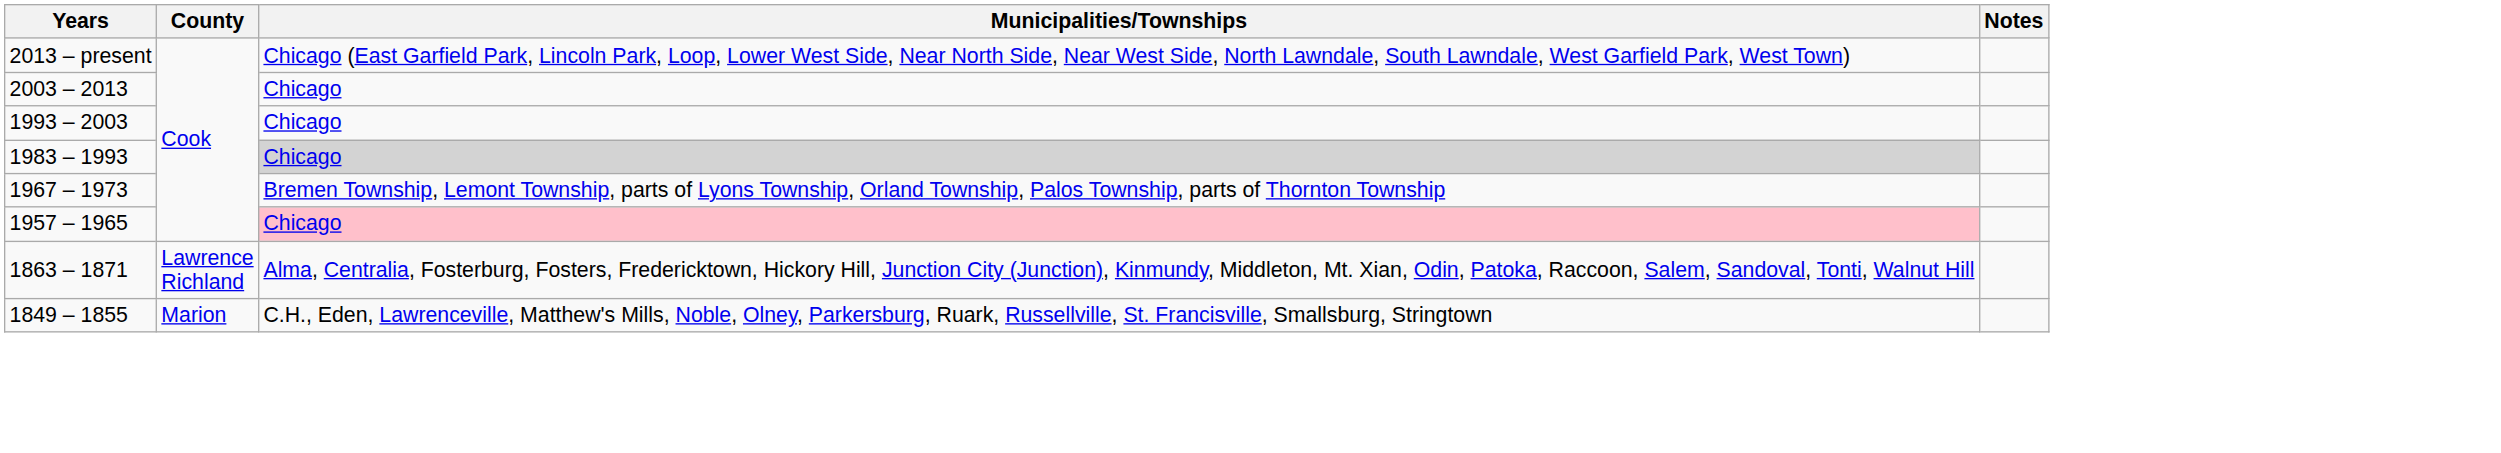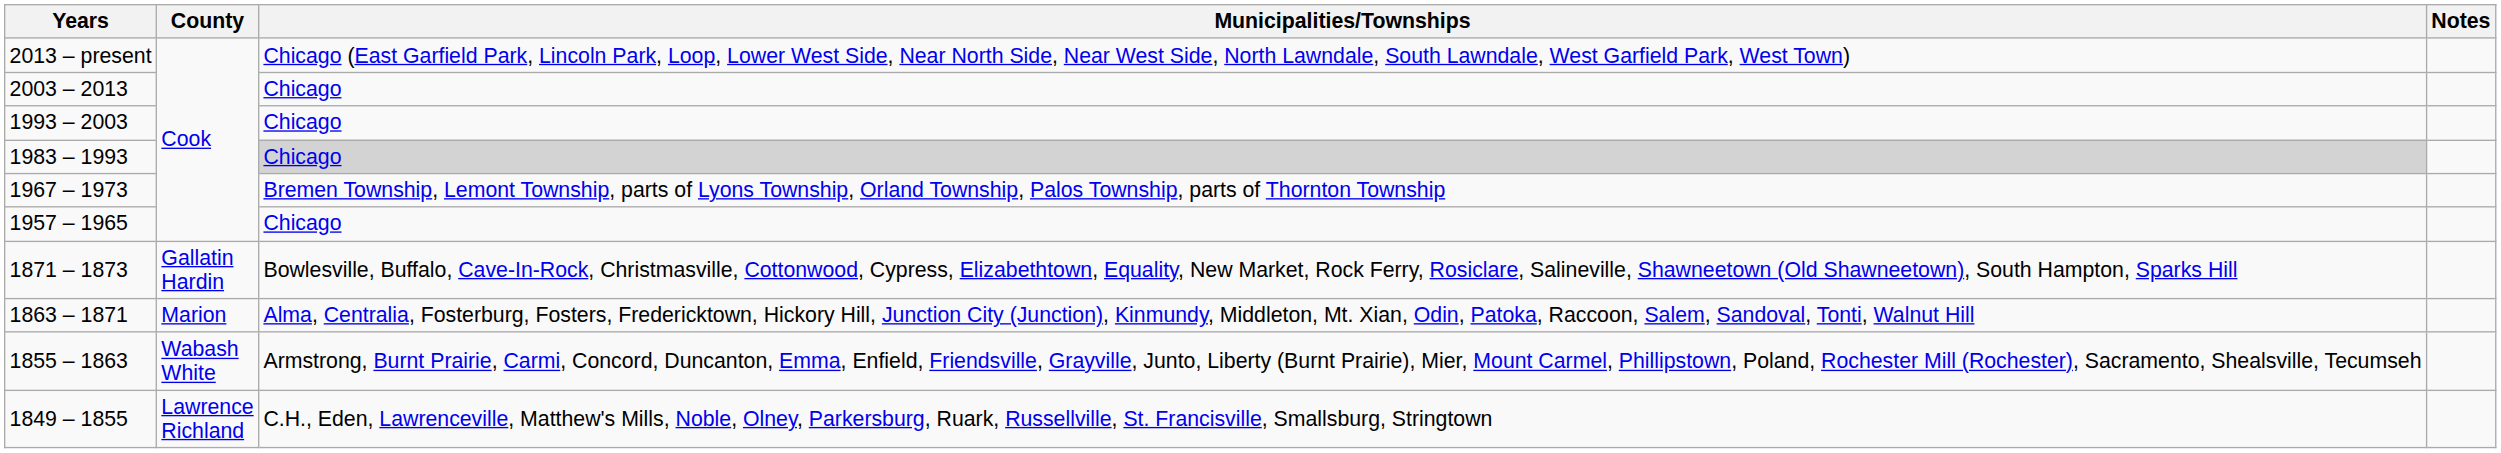(302, 223) pink background -> (302, 223) no background
+ row: (69, 269)
(207, 269) Lawrence Richland -> (194, 315) Marion
+ row: (69, 361)
(194, 315) Marion -> (207, 418) Lawrence Richland
